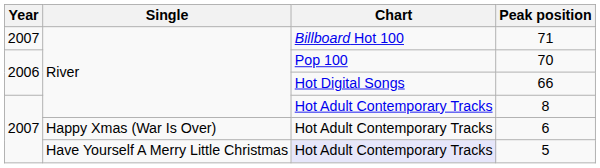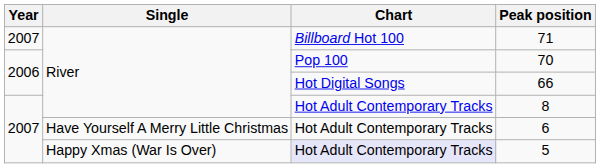(131, 128) Happy Xmas (War Is Over) -> (167, 128) Have Yourself A Merry Little Christmas
(167, 151) Have Yourself A Merry Little Christmas -> (131, 151) Happy Xmas (War Is Over)
